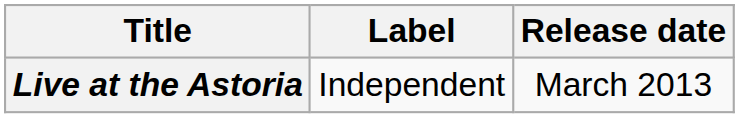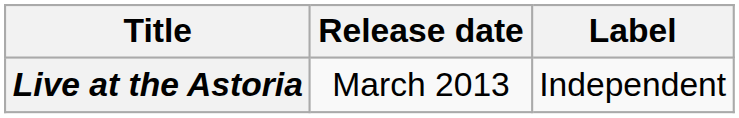columns swapped: (623, 31) <-> (412, 31)
